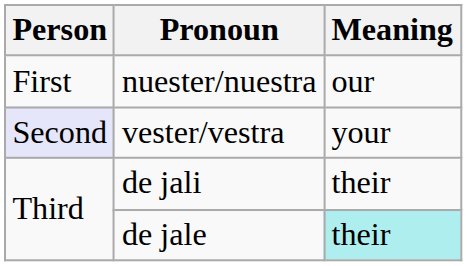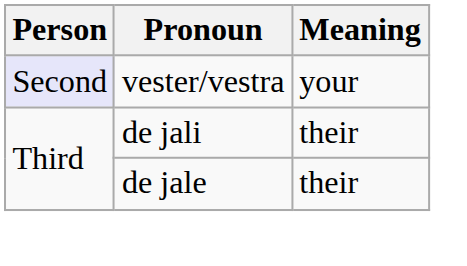- row: (219, 81)
(361, 234) paleturquoise background -> (329, 183) no background
